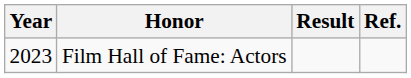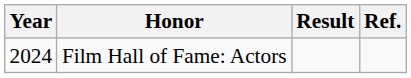(31, 55) 2023 -> (31, 55) 2024
